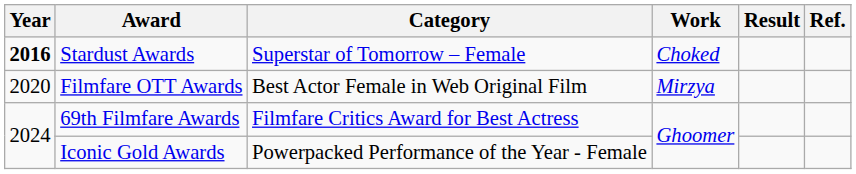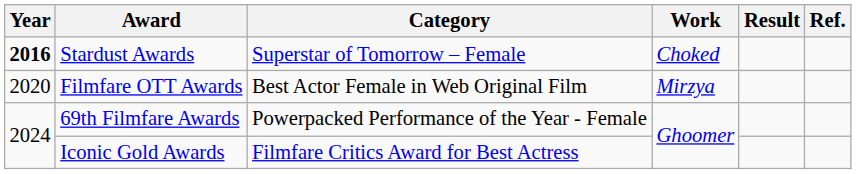(415, 119) Filmfare Critics Award for Best Actress -> (449, 119) Powerpacked Performance of the Year - Female
(449, 151) Powerpacked Performance of the Year - Female -> (415, 151) Filmfare Critics Award for Best Actress
